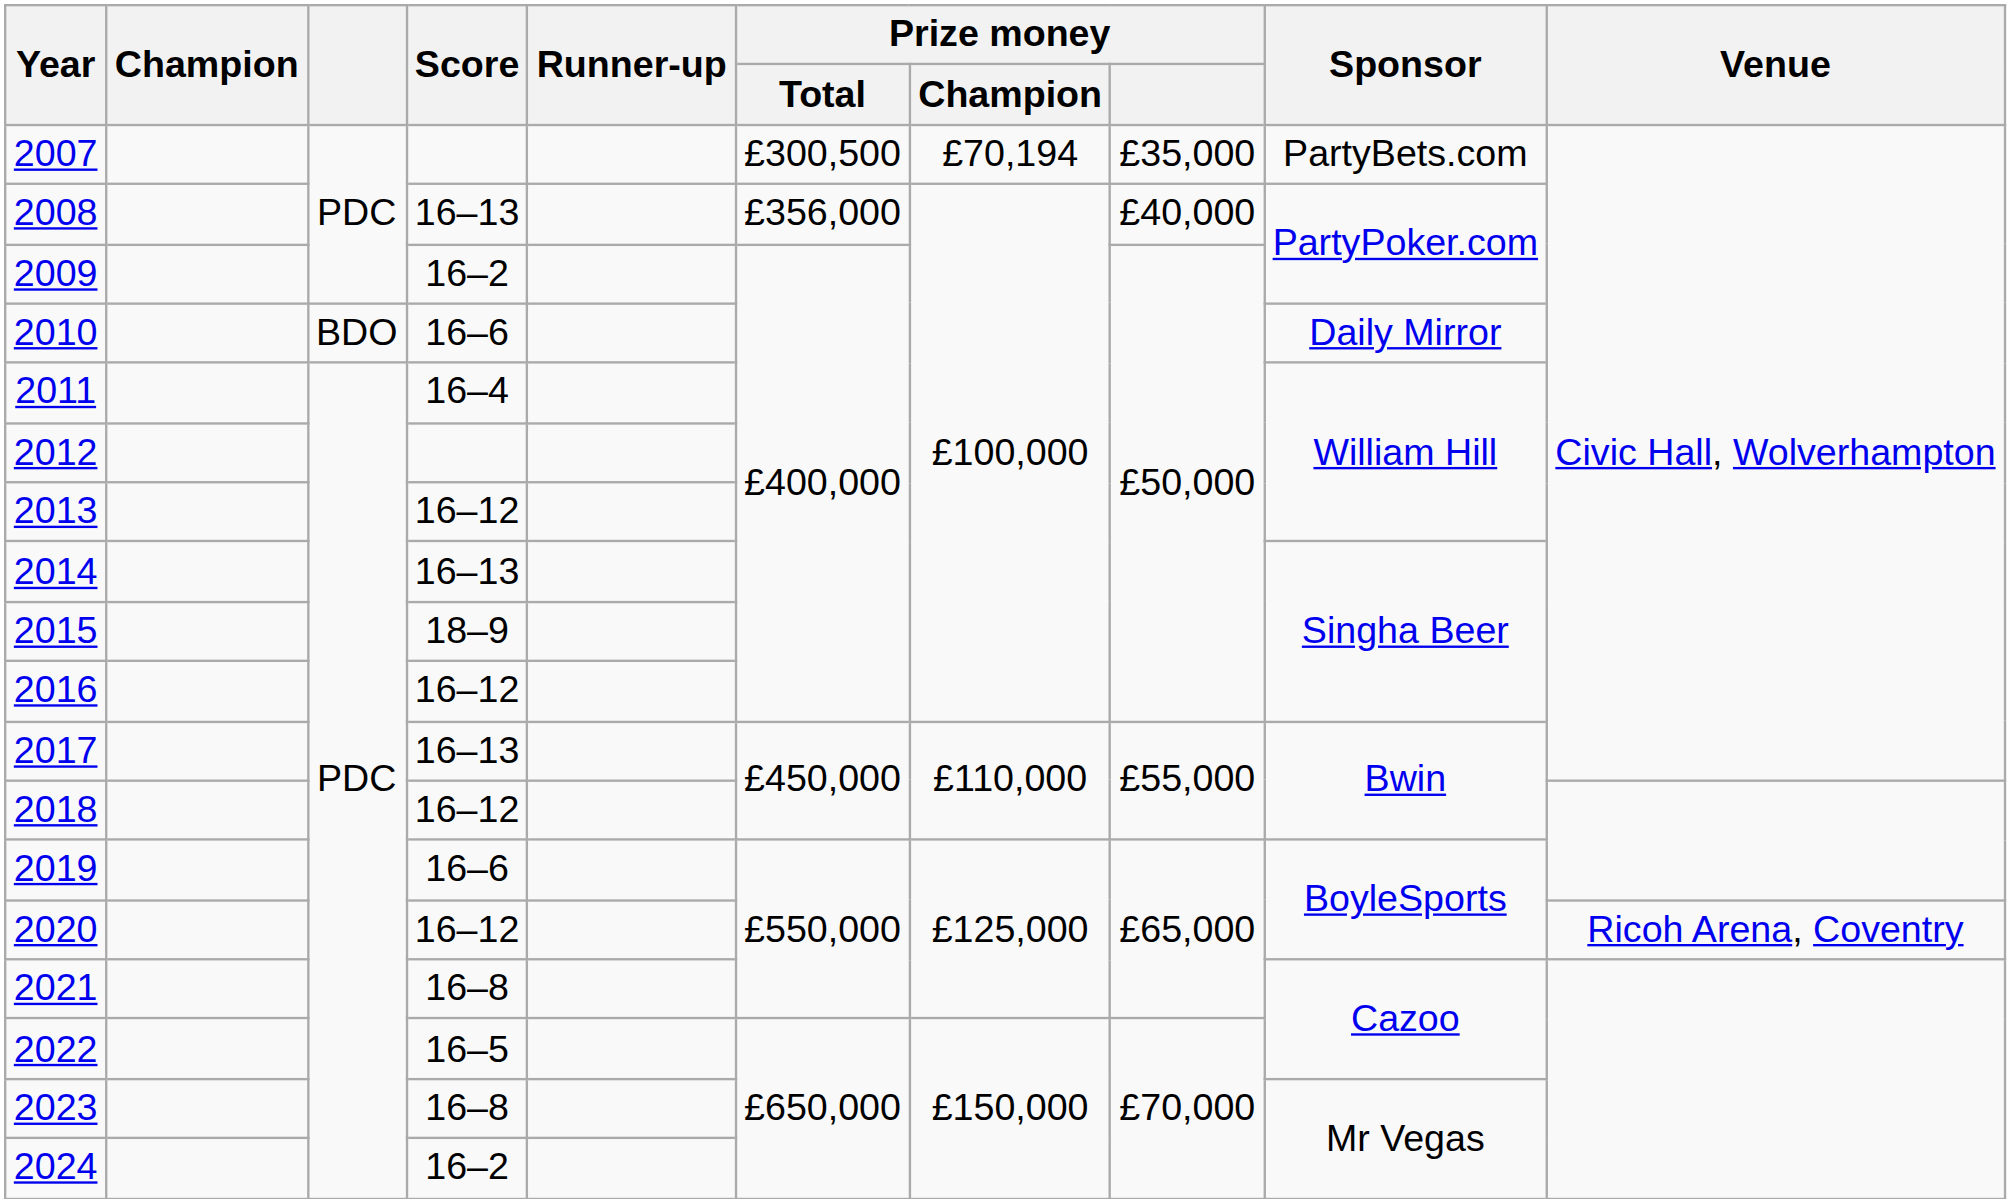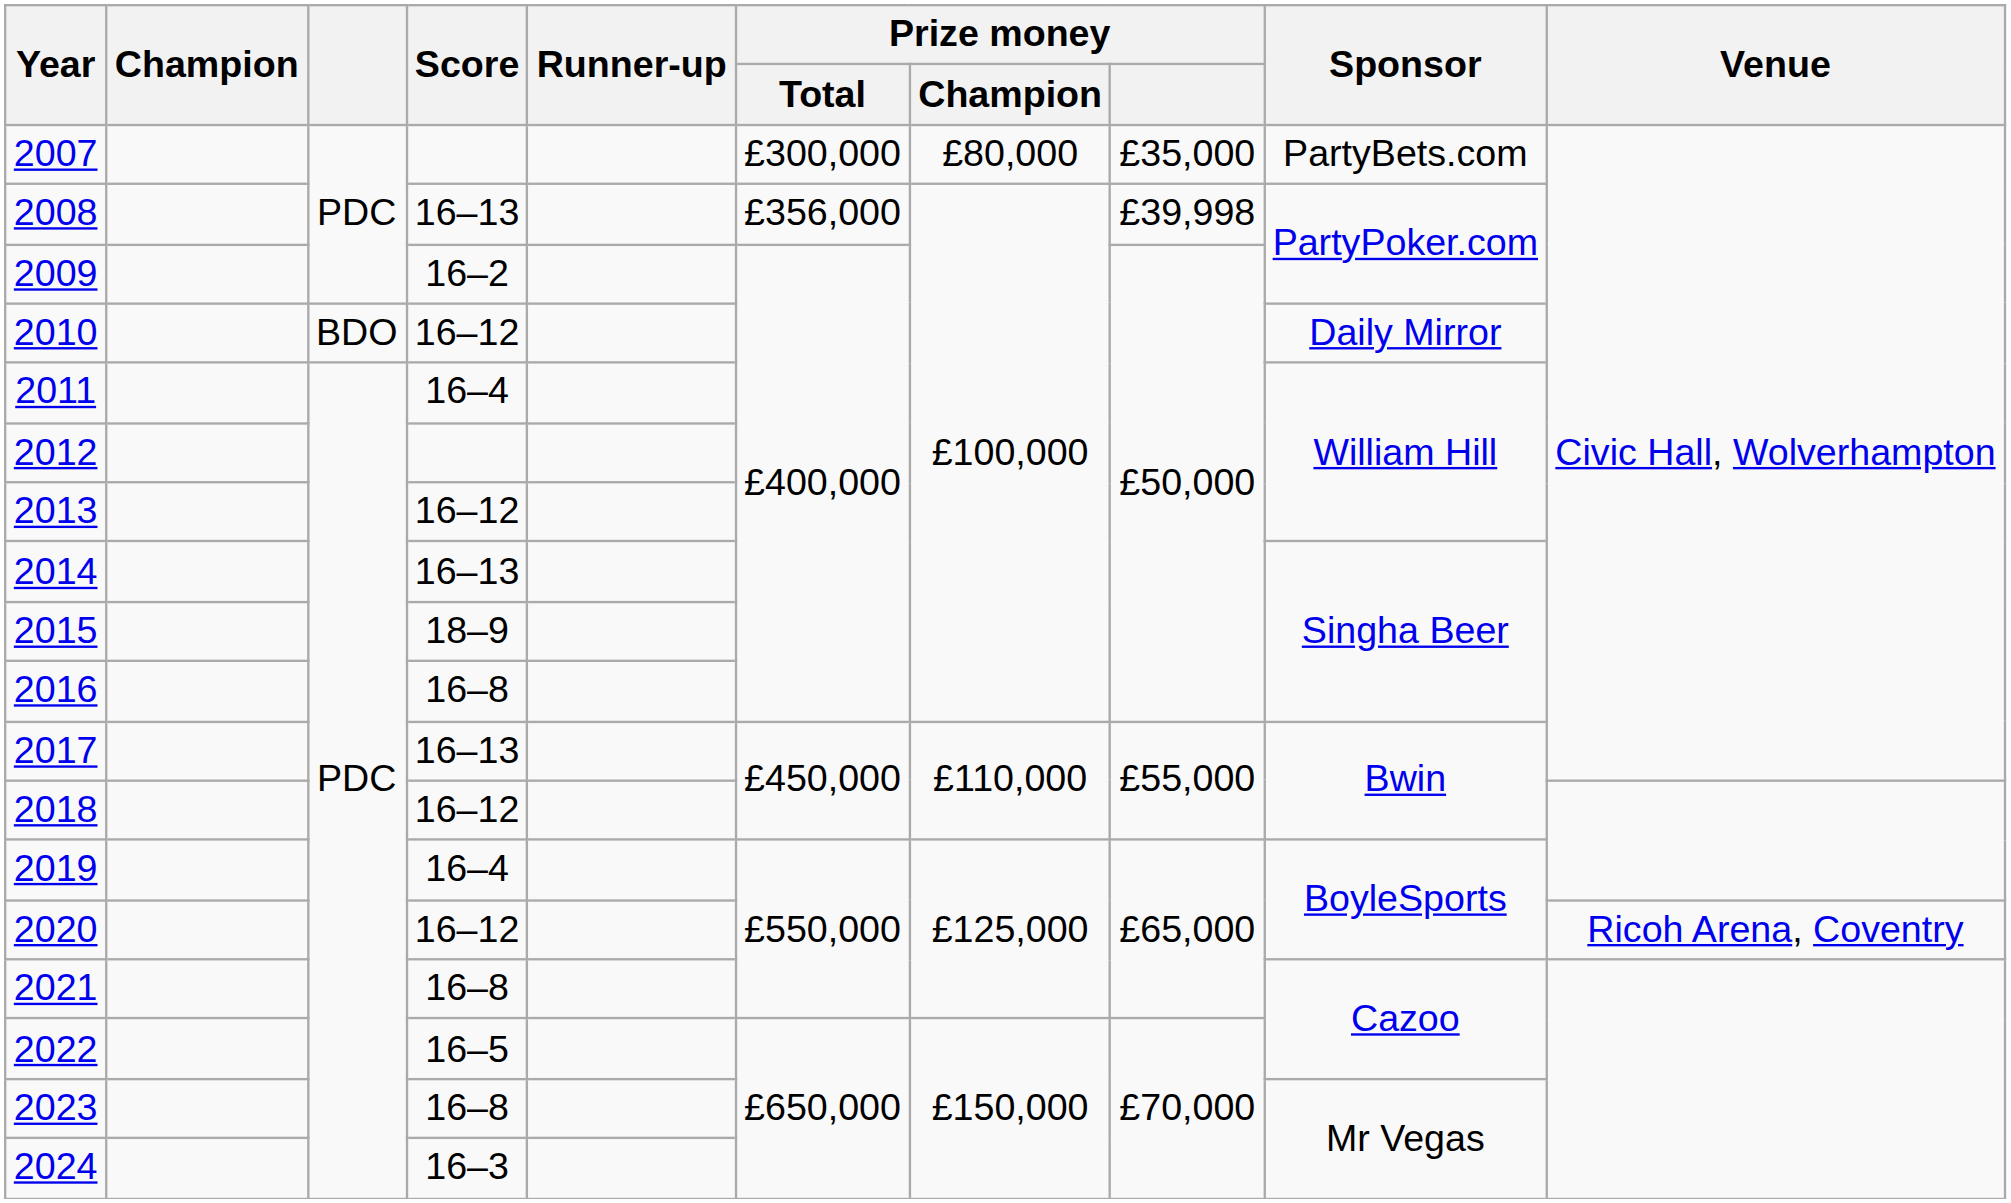(822, 153) £300,500 -> (822, 153) £300,000
(1010, 153) £70,194 -> (1010, 153) £80,000
(1187, 213) £40,000 -> (1187, 213) £39,998
(467, 332) 16–6 -> (467, 332) 16–12
(467, 690) 16–12 -> (467, 690) 16–8
(467, 869) 16–6 -> (467, 869) 16–4
(467, 1167) 16–2 -> (467, 1167) 16–3
